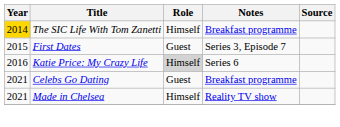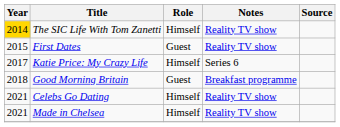(251, 29) Breakfast programme -> (241, 29) Reality TV show
(245, 46) Series 3, Episode 7 -> (241, 46) Reality TV show
(17, 63) 2016 -> (17, 63) 2017
(183, 63) lightgrey background -> (183, 63) no background
+ row: (81, 79)
(178, 79) Guest -> (183, 96) Himself
(251, 79) Breakfast programme -> (241, 96) Reality TV show
